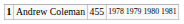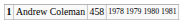(97, 12) 455 -> (97, 12) 458
